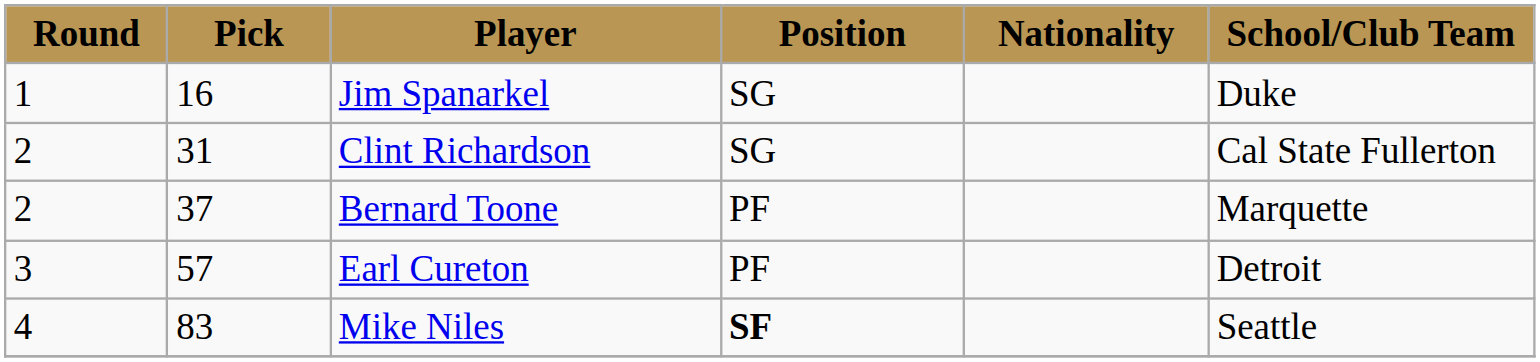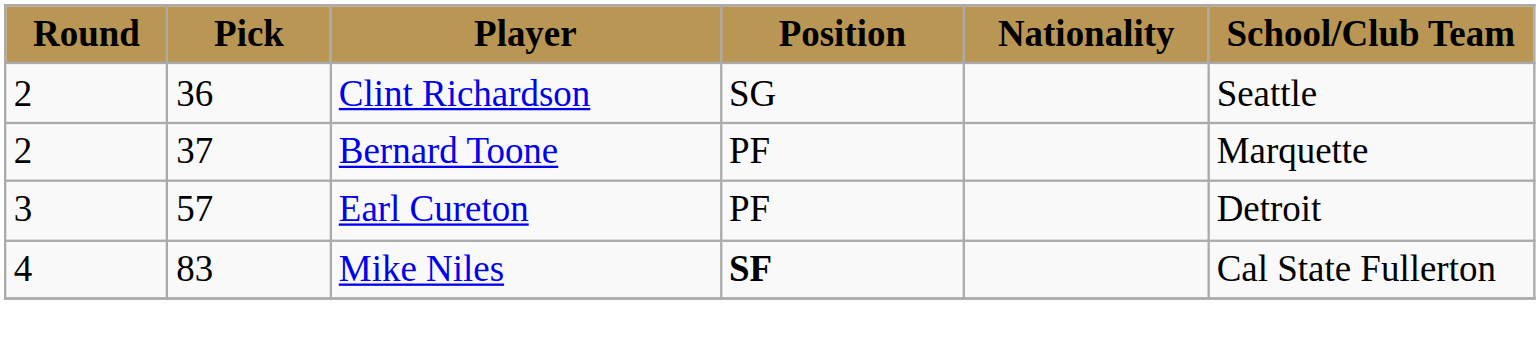- row: (444, 92)
(195, 151) 31 -> (195, 92) 36
(1356, 151) Cal State Fullerton -> (1267, 92) Seattle
(1267, 326) Seattle -> (1356, 268) Cal State Fullerton
